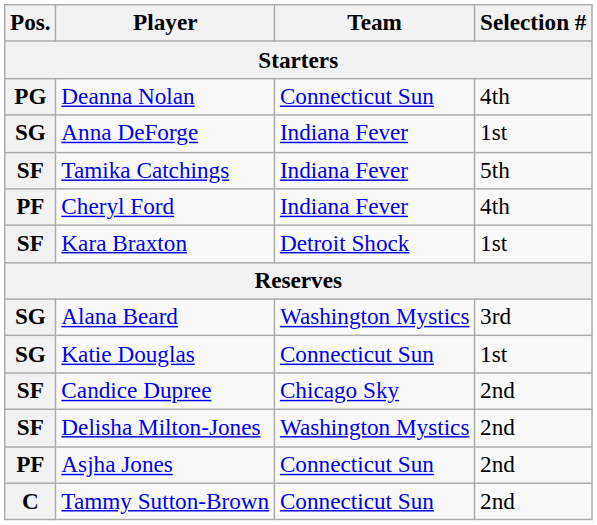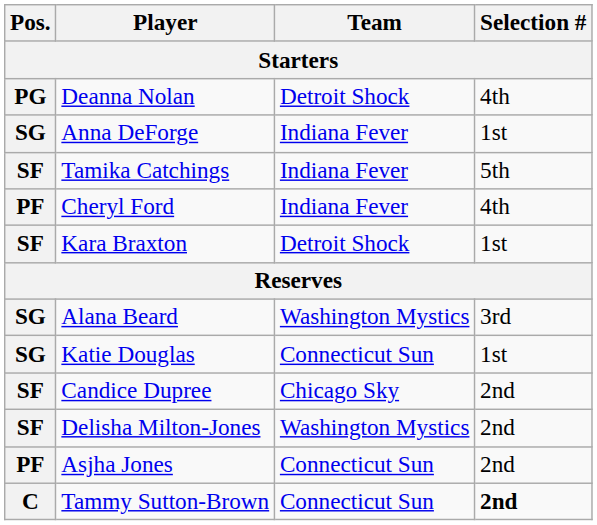(357, 96) Connecticut Sun -> (345, 96) Detroit Shock
(498, 501) normal -> (499, 501) bold
